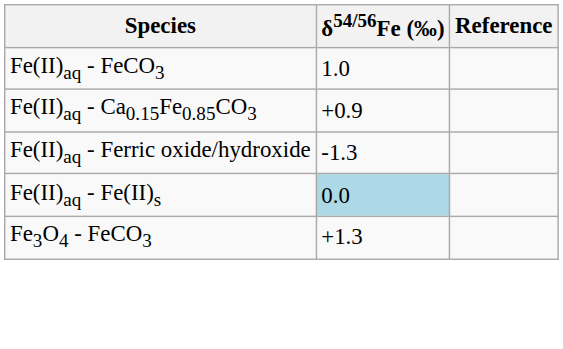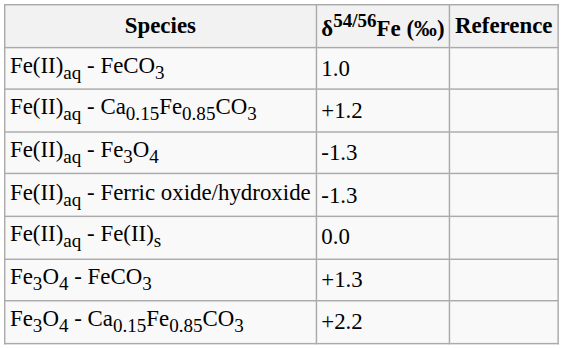(342, 110) +0.9 -> (342, 110) +1.2
+ row: (84, 152)
(336, 194) lightblue background -> (336, 237) no background
+ row: (127, 321)
